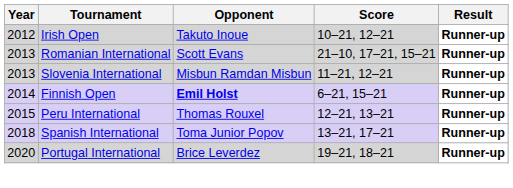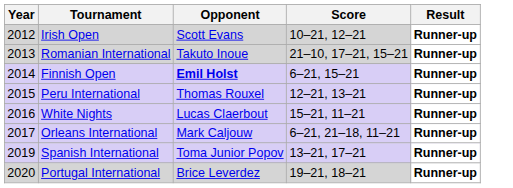(212, 35) Takuto Inoue -> (210, 35) Scott Evans
(210, 54) Scott Evans -> (212, 54) Takuto Inoue
- row: (101, 74)
+ row: (77, 114)
+ row: (99, 133)
(21, 133) 2018 -> (21, 153) 2019
